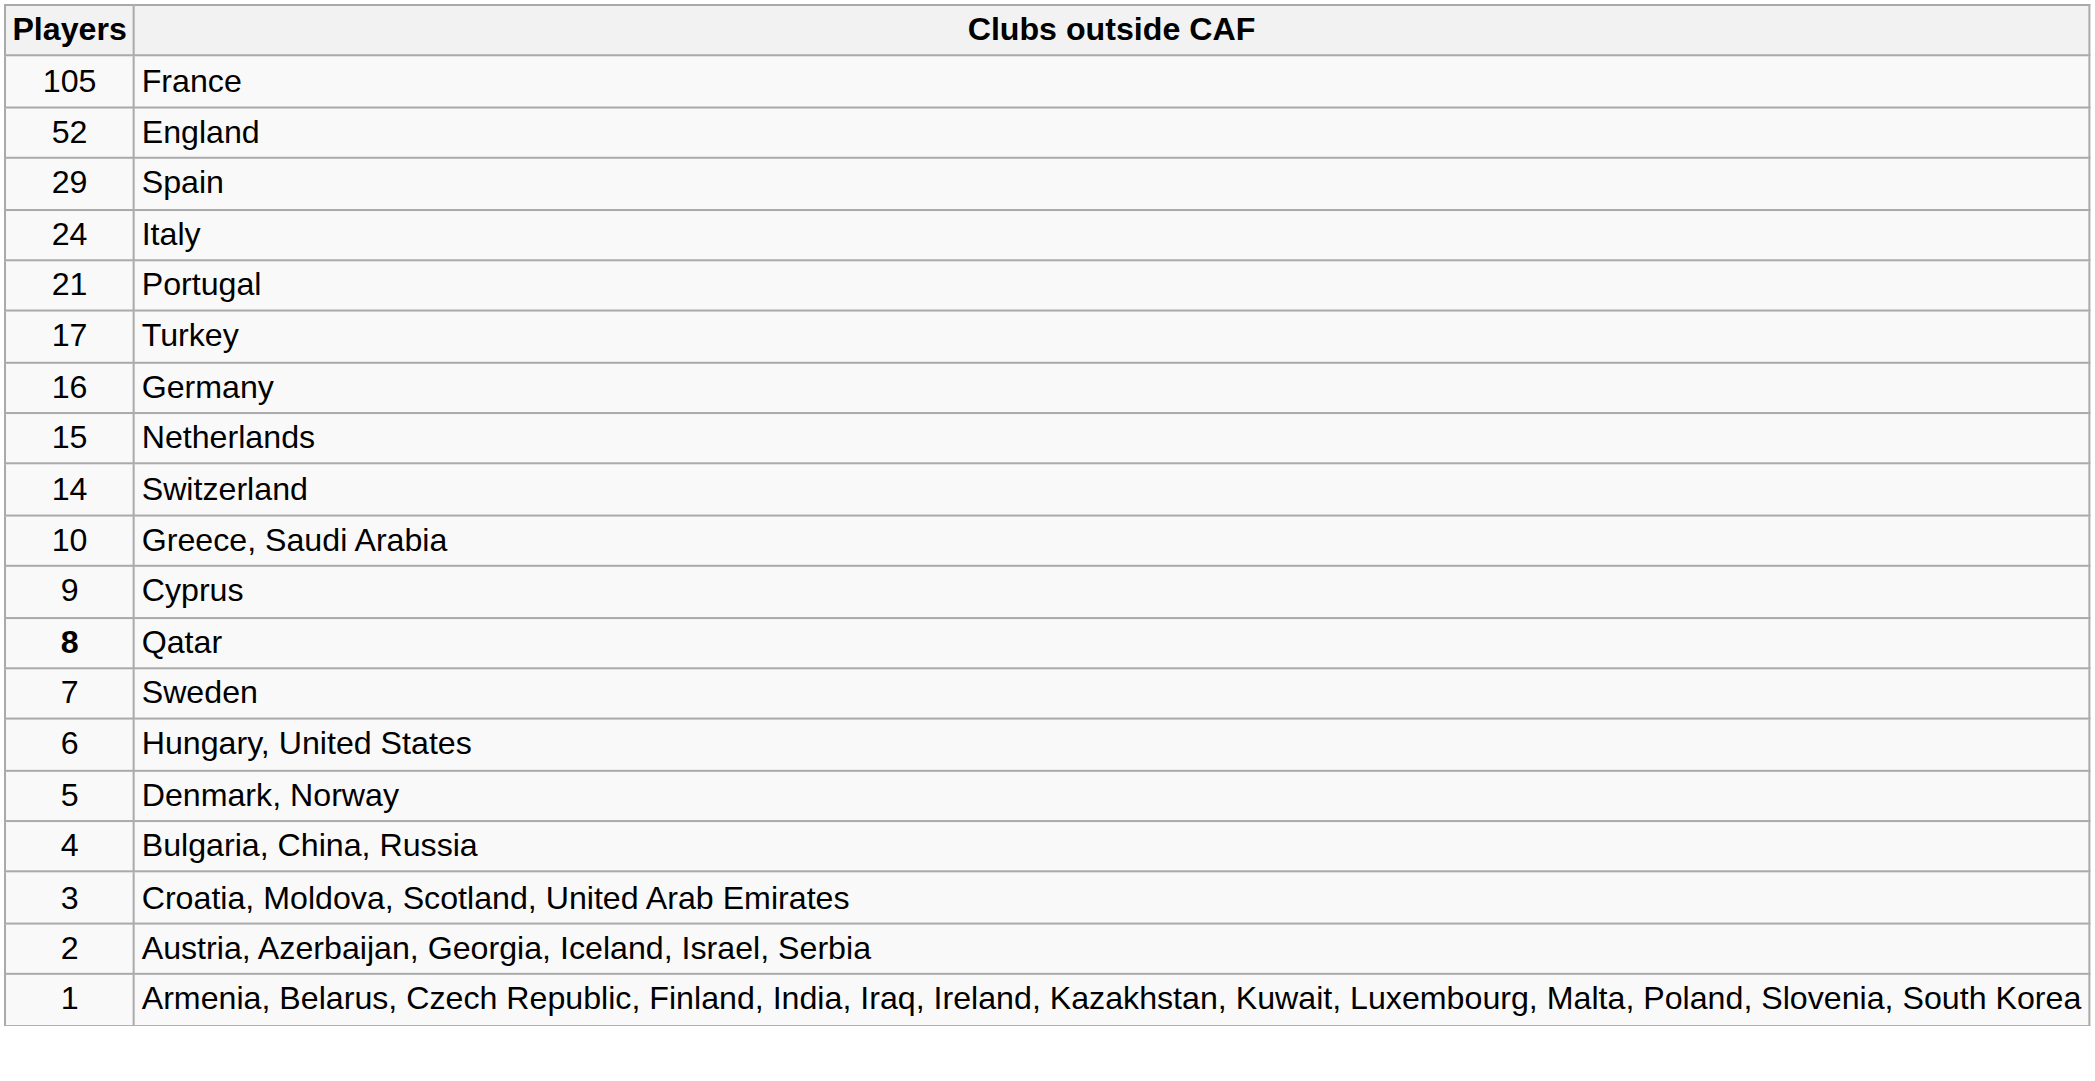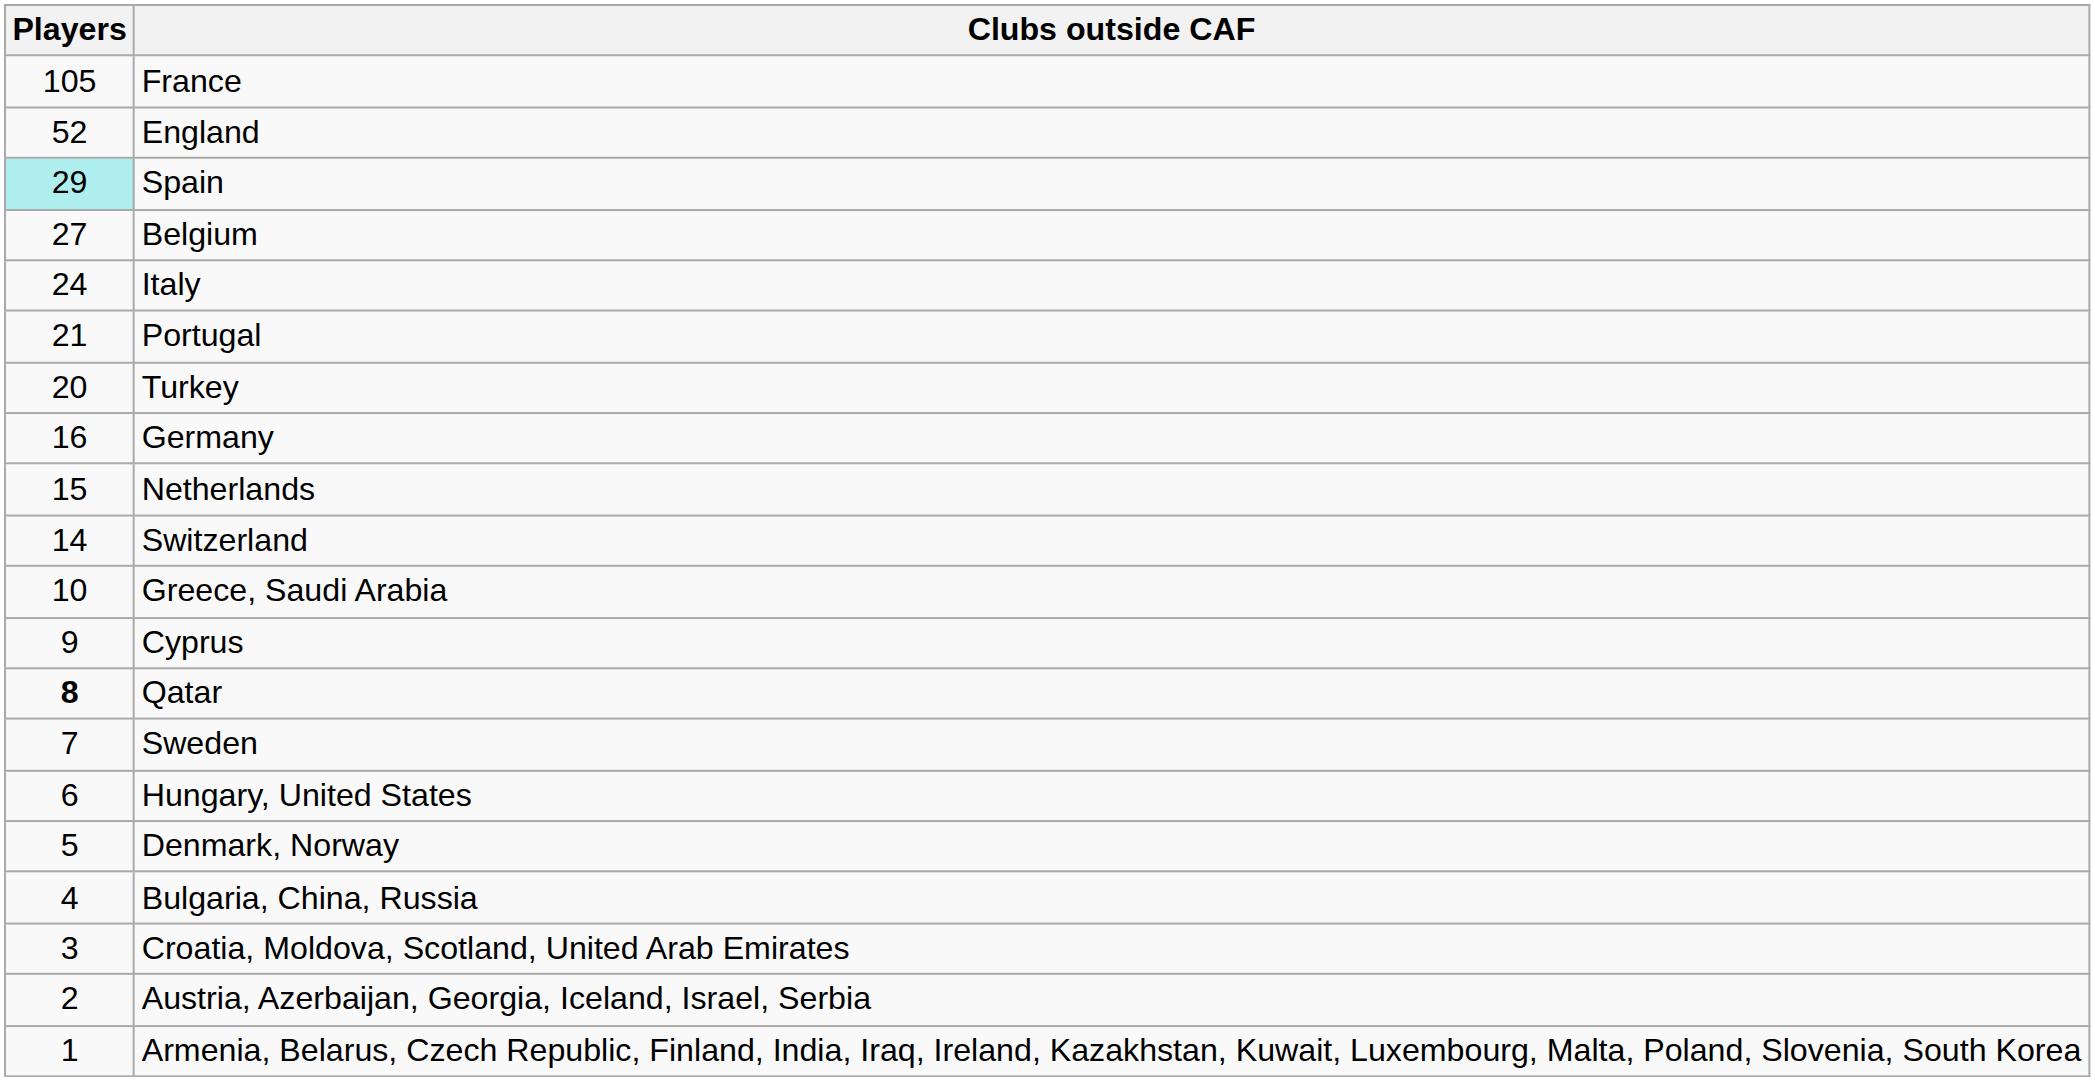(70, 183) no background -> (70, 183) paleturquoise background
+ row: (200, 234)
(70, 336) 17 -> (70, 387) 20
